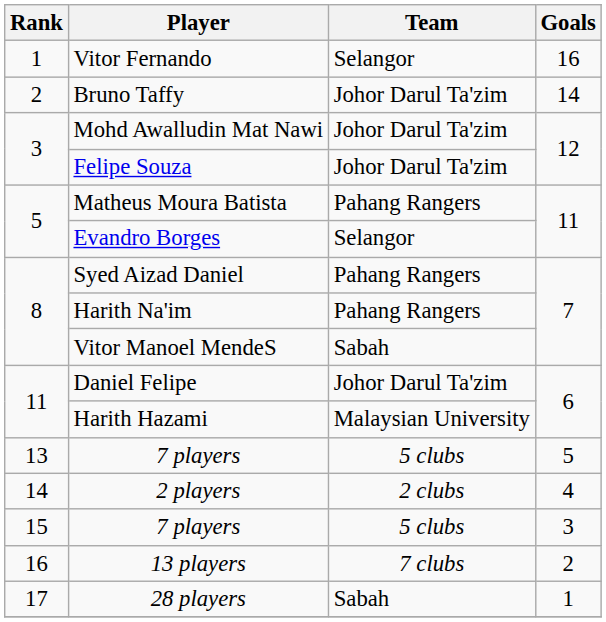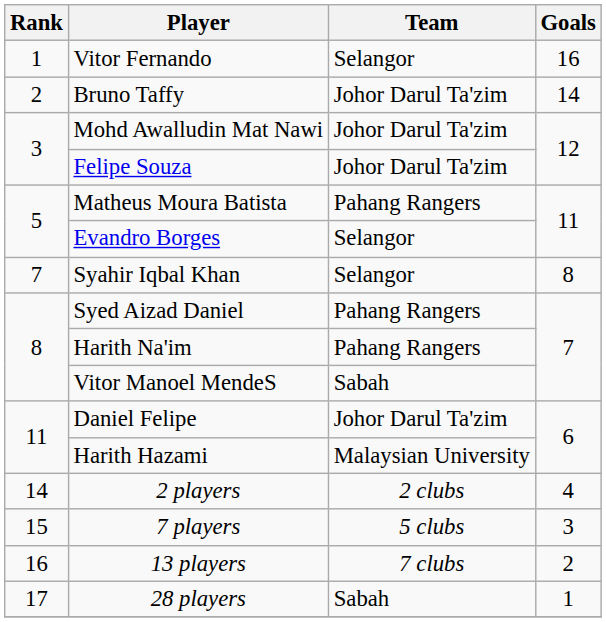+ row: (36, 274)
- row: (36, 454)
